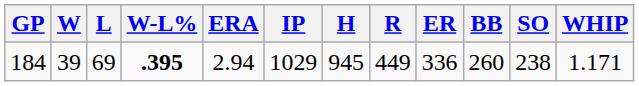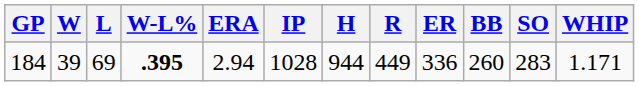(293, 61) 1029 -> (293, 61) 1028
(346, 61) 945 -> (346, 61) 944
(533, 61) 238 -> (533, 61) 283
